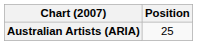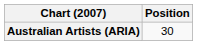(167, 31) 25 -> (167, 31) 30
